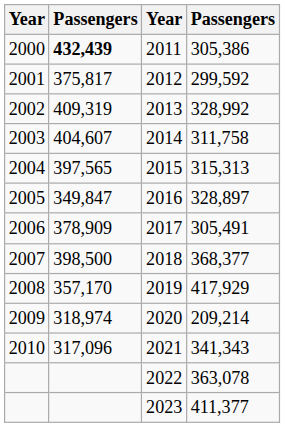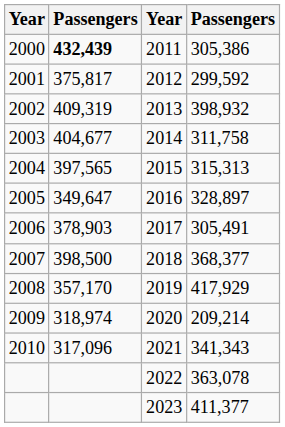(220, 109) 328,992 -> (220, 109) 398,932
(83, 138) 404,607 -> (83, 138) 404,677
(83, 198) 349,847 -> (83, 198) 349,647
(83, 228) 378,909 -> (83, 228) 378,903
